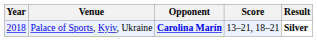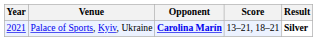(16, 28) 2018 -> (16, 28) 2021
